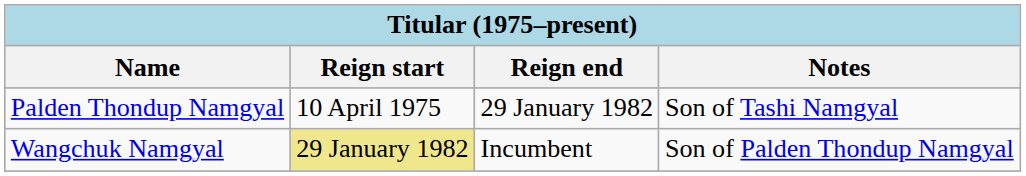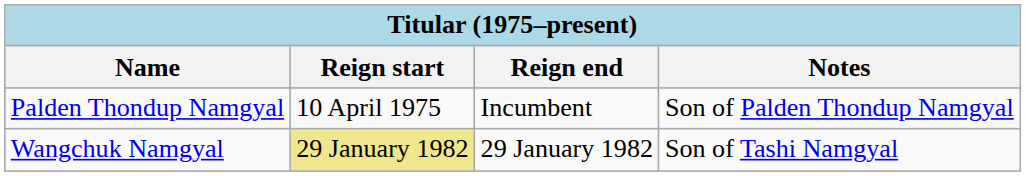(567, 107) 29 January 1982 -> (536, 107) Incumbent
(782, 107) Son of Tashi Namgyal -> (839, 107) Son of Palden Thondup Namgyal
(536, 149) Incumbent -> (567, 149) 29 January 1982
(839, 149) Son of Palden Thondup Namgyal -> (782, 149) Son of Tashi Namgyal
